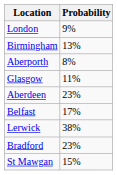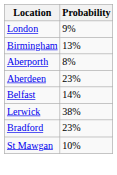- row: (25, 78)
(71, 112) 17% -> (71, 95) 14%
(71, 161) 15% -> (71, 145) 10%
